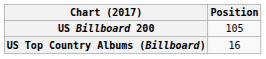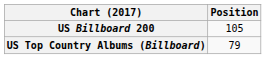(235, 45) 16 -> (235, 45) 79
